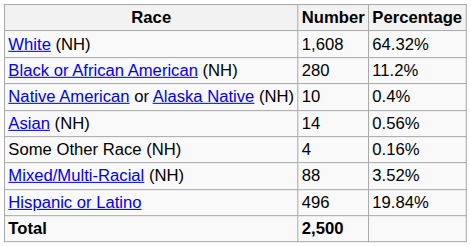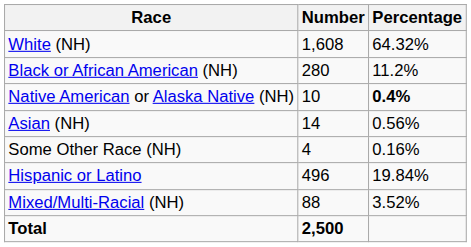(391, 96) normal -> (391, 96) bold
rows swapped: (96, 176) <-> (75, 202)
